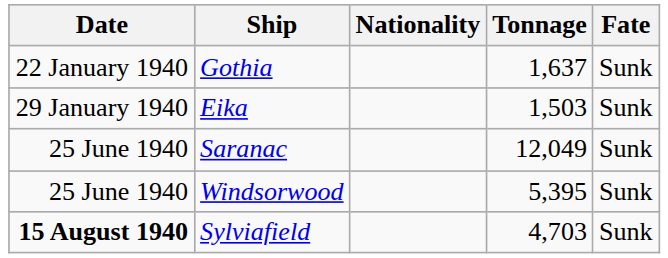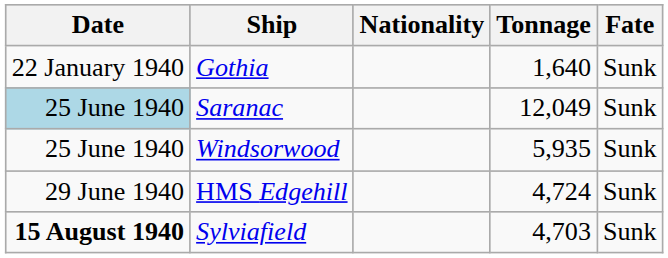(558, 66) 1,637 -> (562, 66) 1,640
- row: (224, 107)
(119, 149) no background -> (115, 107) lightblue background
(558, 190) 5,395 -> (562, 149) 5,935
+ row: (272, 190)
